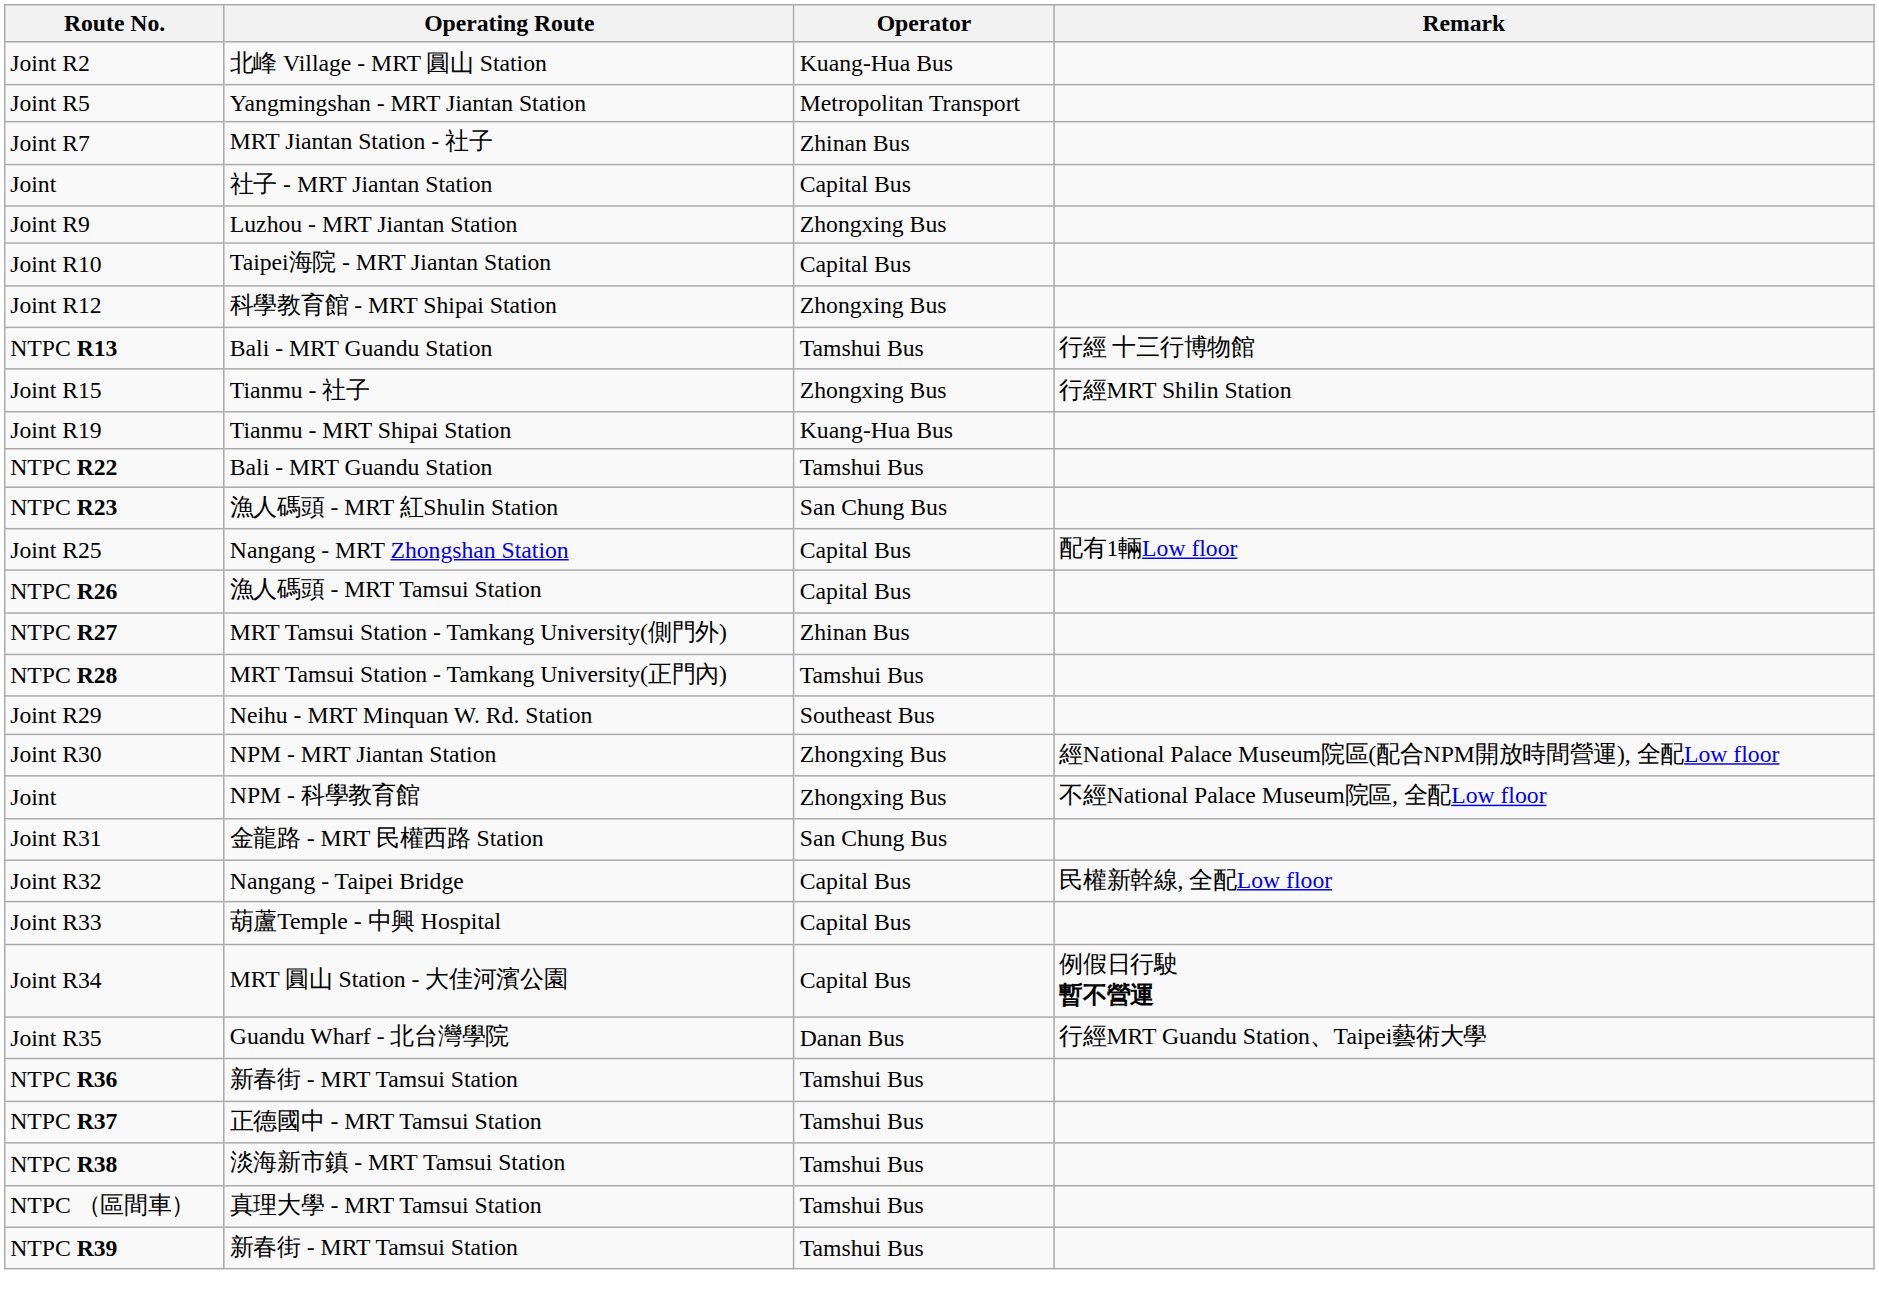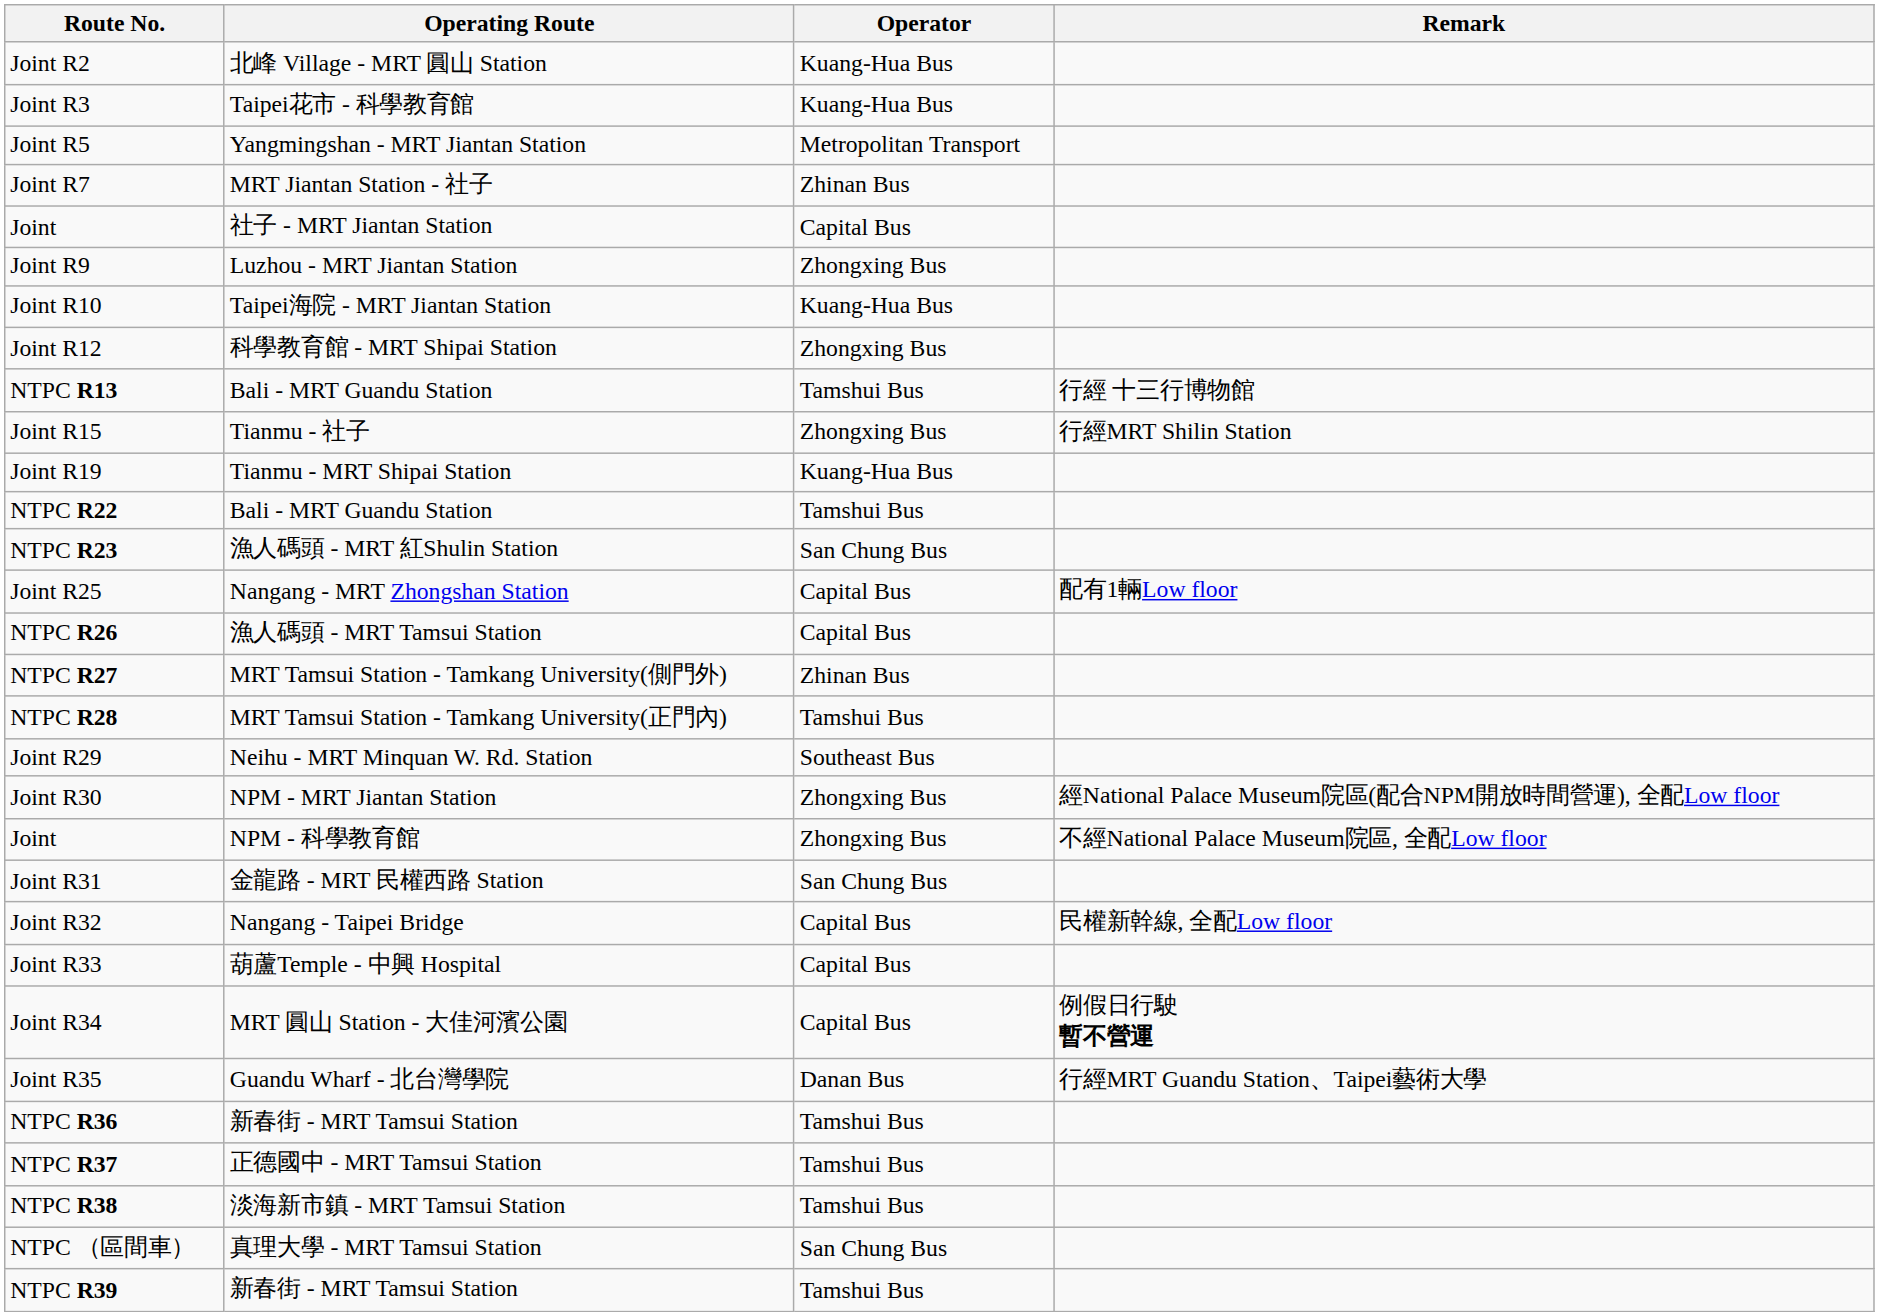+ row: (50, 105)
(855, 264) Capital Bus -> (876, 306) Kuang-Hua Bus
(862, 1205) Tamshui Bus -> (873, 1247) San Chung Bus
